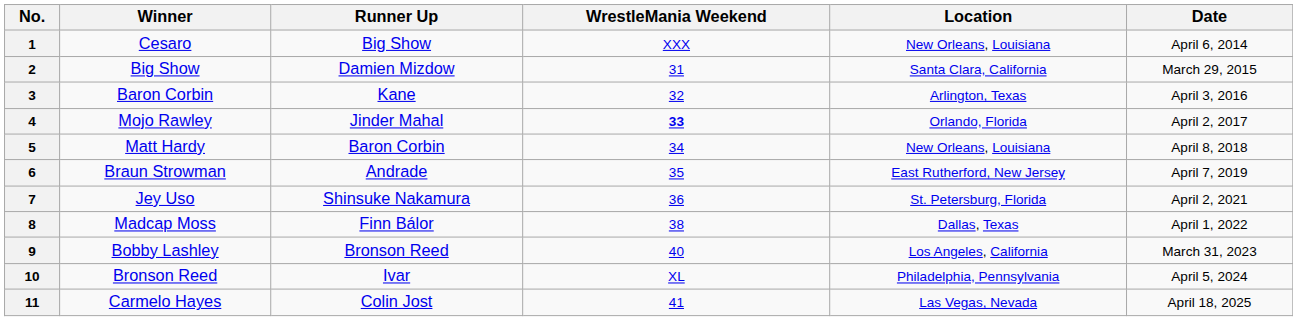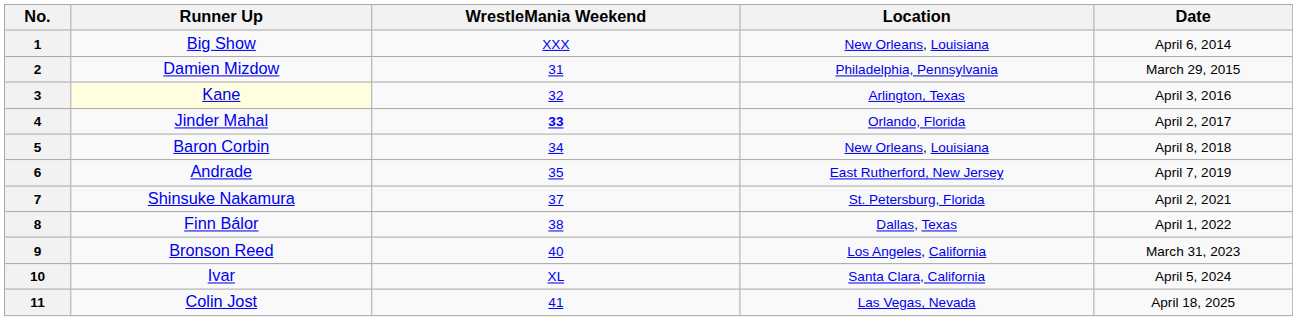- column: (165, 17)
(978, 69) Santa Clara, California -> (917, 69) Philadelphia, Pennsylvania
(397, 95) no background -> (221, 95) lightyellow background
(676, 199) 36 -> (556, 199) 37
(978, 276) Philadelphia, Pennsylvania -> (917, 276) Santa Clara, California
